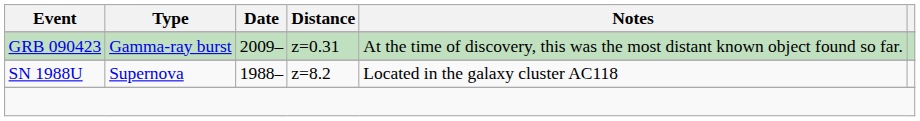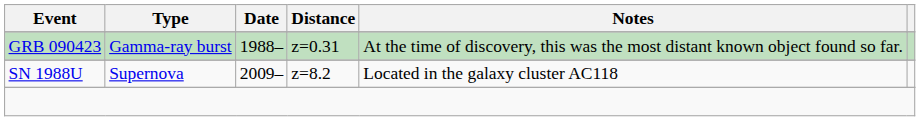(262, 45) 2009– -> (262, 45) 1988–
(262, 73) 1988– -> (262, 73) 2009–
